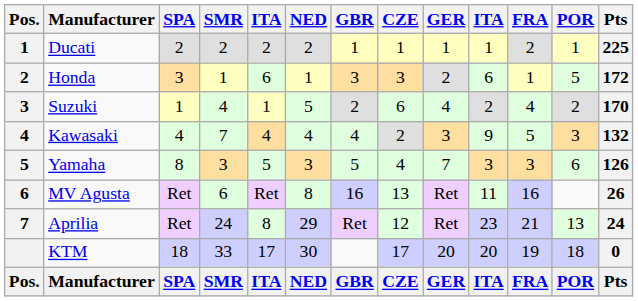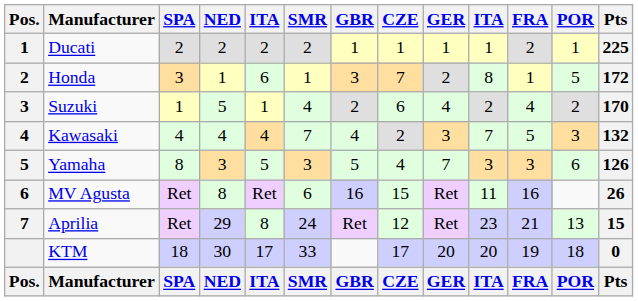columns swapped: (308, 18) <-> (223, 18)
(400, 77) 3 -> (400, 77) 7
(489, 77) 6 -> (489, 77) 8
(489, 135) 9 -> (489, 135) 7
(400, 193) 13 -> (400, 193) 15
(616, 222) 24 -> (616, 222) 15
